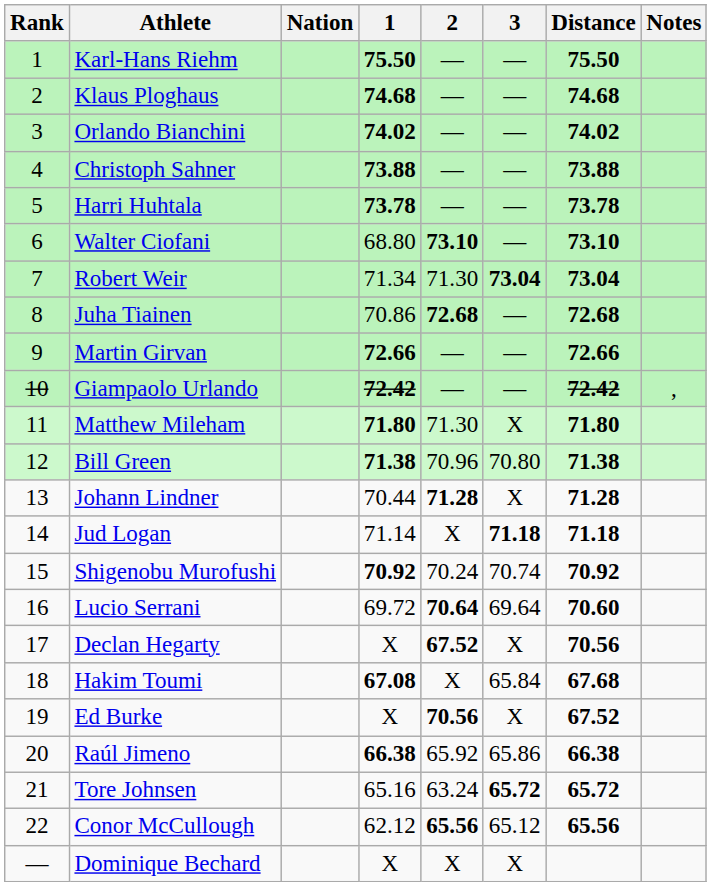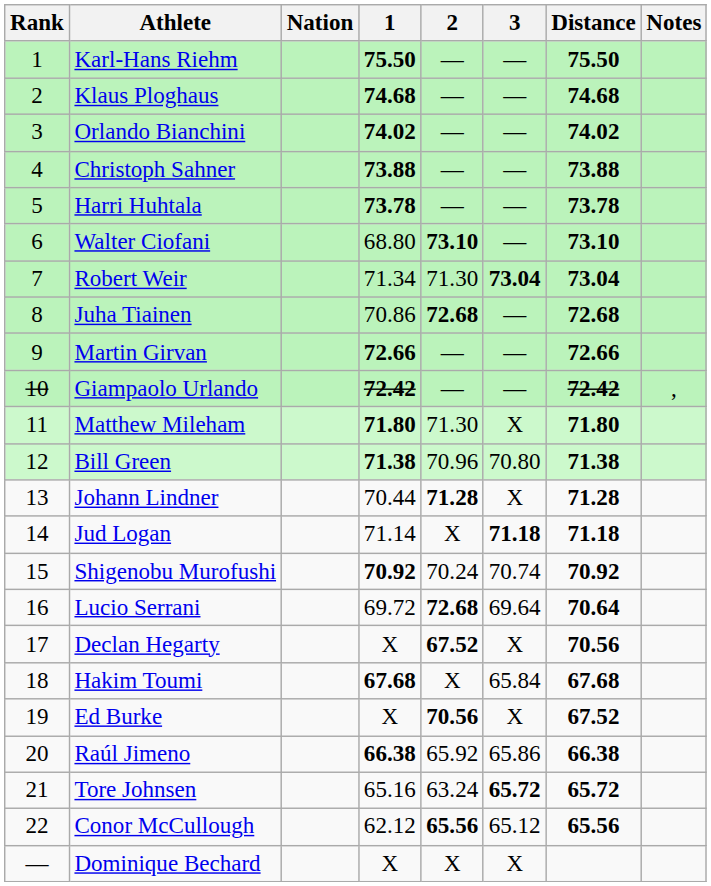(452, 607) 70.64 -> (452, 607) 72.68
(593, 607) 70.60 -> (593, 607) 70.64
(390, 680) 67.08 -> (390, 680) 67.68
